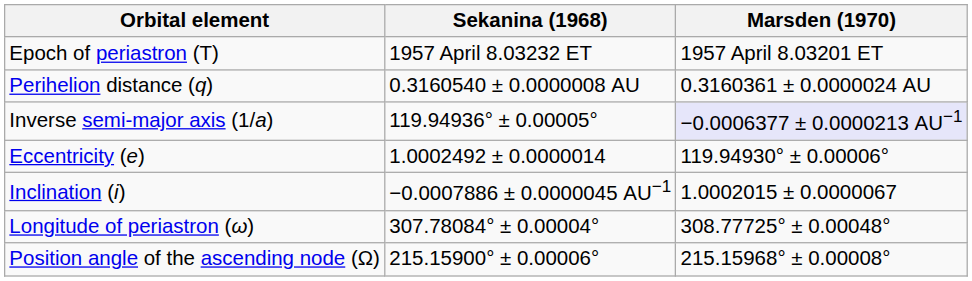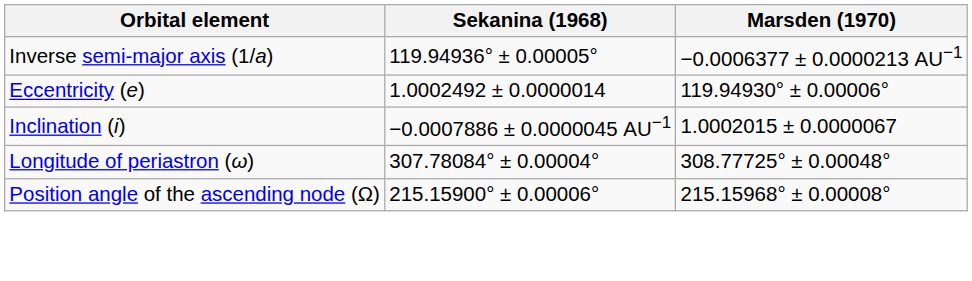- row: (114, 53)
- row: (111, 85)
(821, 120) lavender background -> (821, 55) no background
